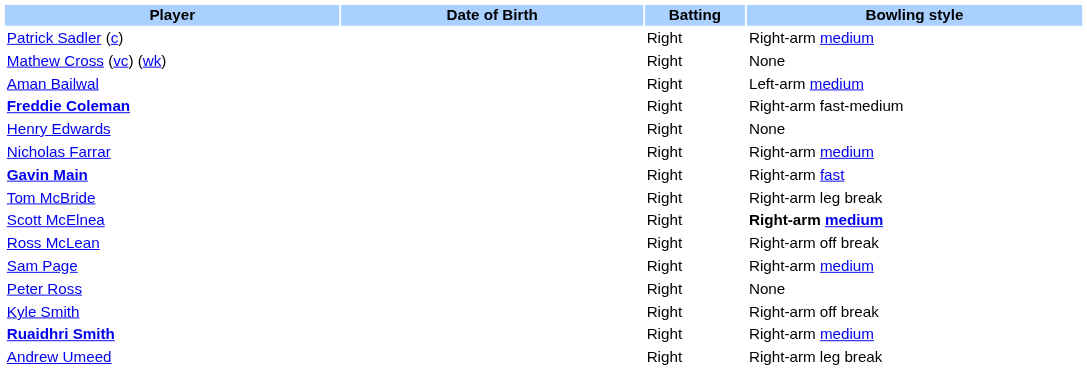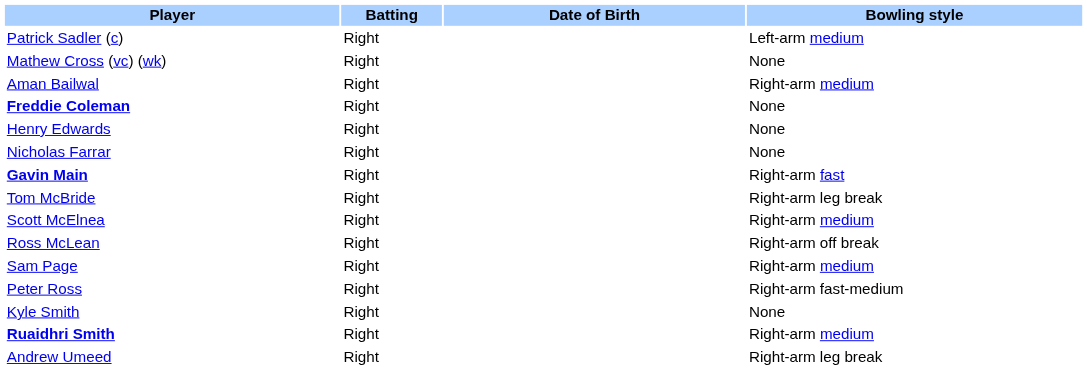columns swapped: (492, 15) <-> (695, 15)
(811, 38) Right-arm medium -> (806, 38) Left-arm medium
(806, 83) Left-arm medium -> (811, 83) Right-arm medium
(826, 106) Right-arm fast-medium -> (767, 106) None
(811, 152) Right-arm medium -> (767, 152) None
(816, 220) bold -> (811, 220) normal
(767, 288) None -> (826, 288) Right-arm fast-medium
(814, 311) Right-arm off break -> (767, 311) None
